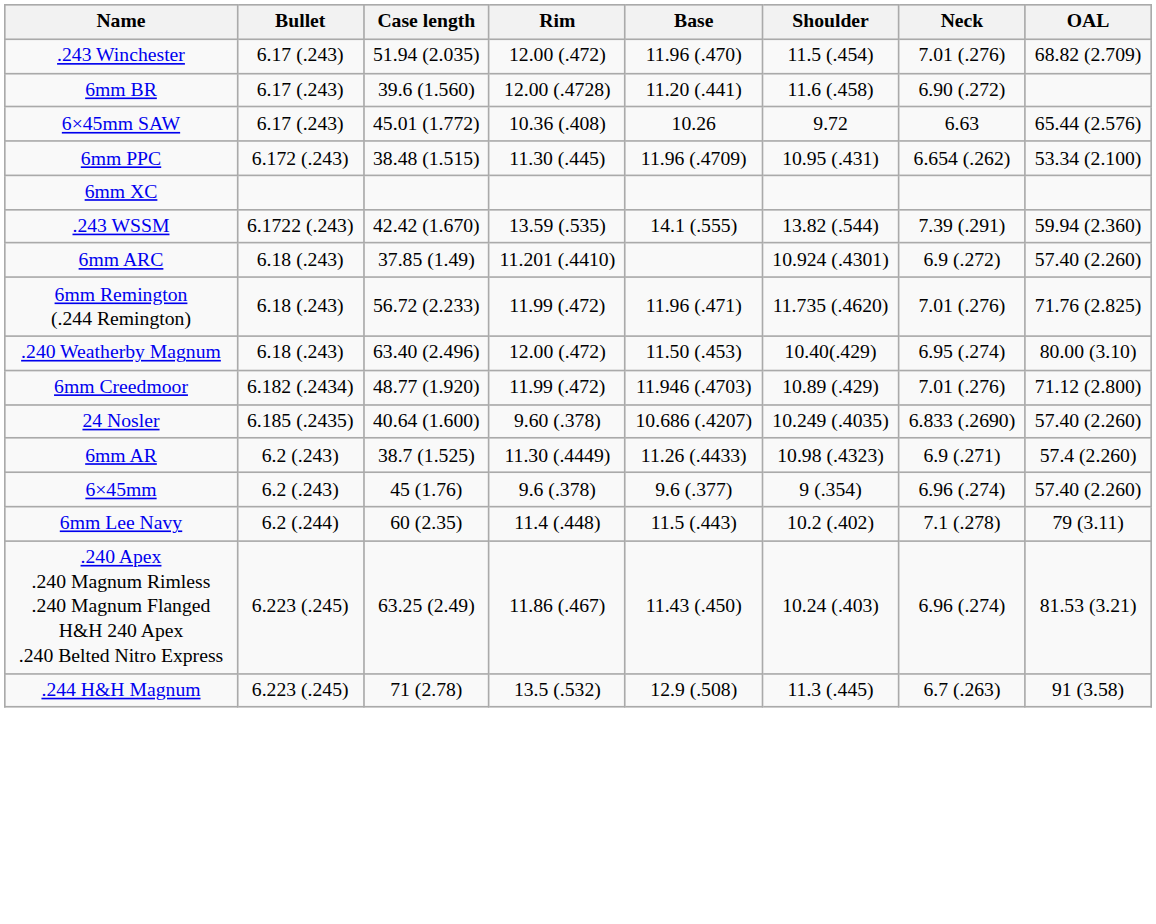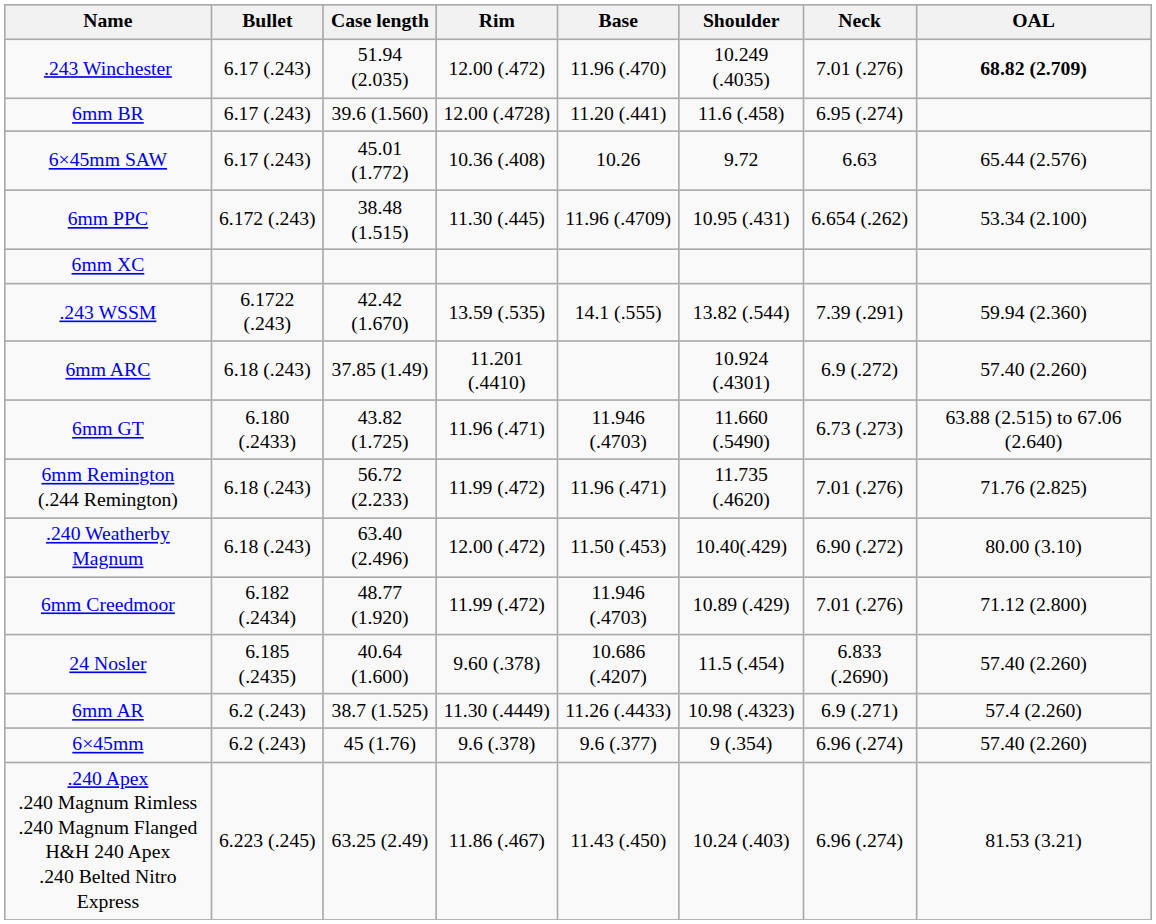(831, 55) 11.5 (.454) -> (741, 67) 10.249 (.4035)
(1088, 55) normal -> (1034, 67) bold
(962, 89) 6.90 (.272) -> (860, 114) 6.95 (.274)
+ row: (108, 429)
(962, 352) 6.95 (.274) -> (860, 546) 6.90 (.272)
(831, 421) 10.249 (.4035) -> (741, 664) 11.5 (.454)
- row: (121, 523)
- row: (121, 689)
